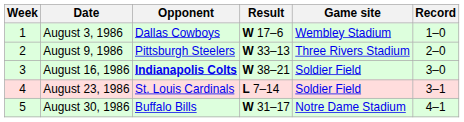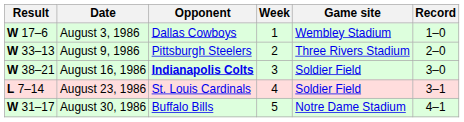columns swapped: (22, 13) <-> (266, 13)
